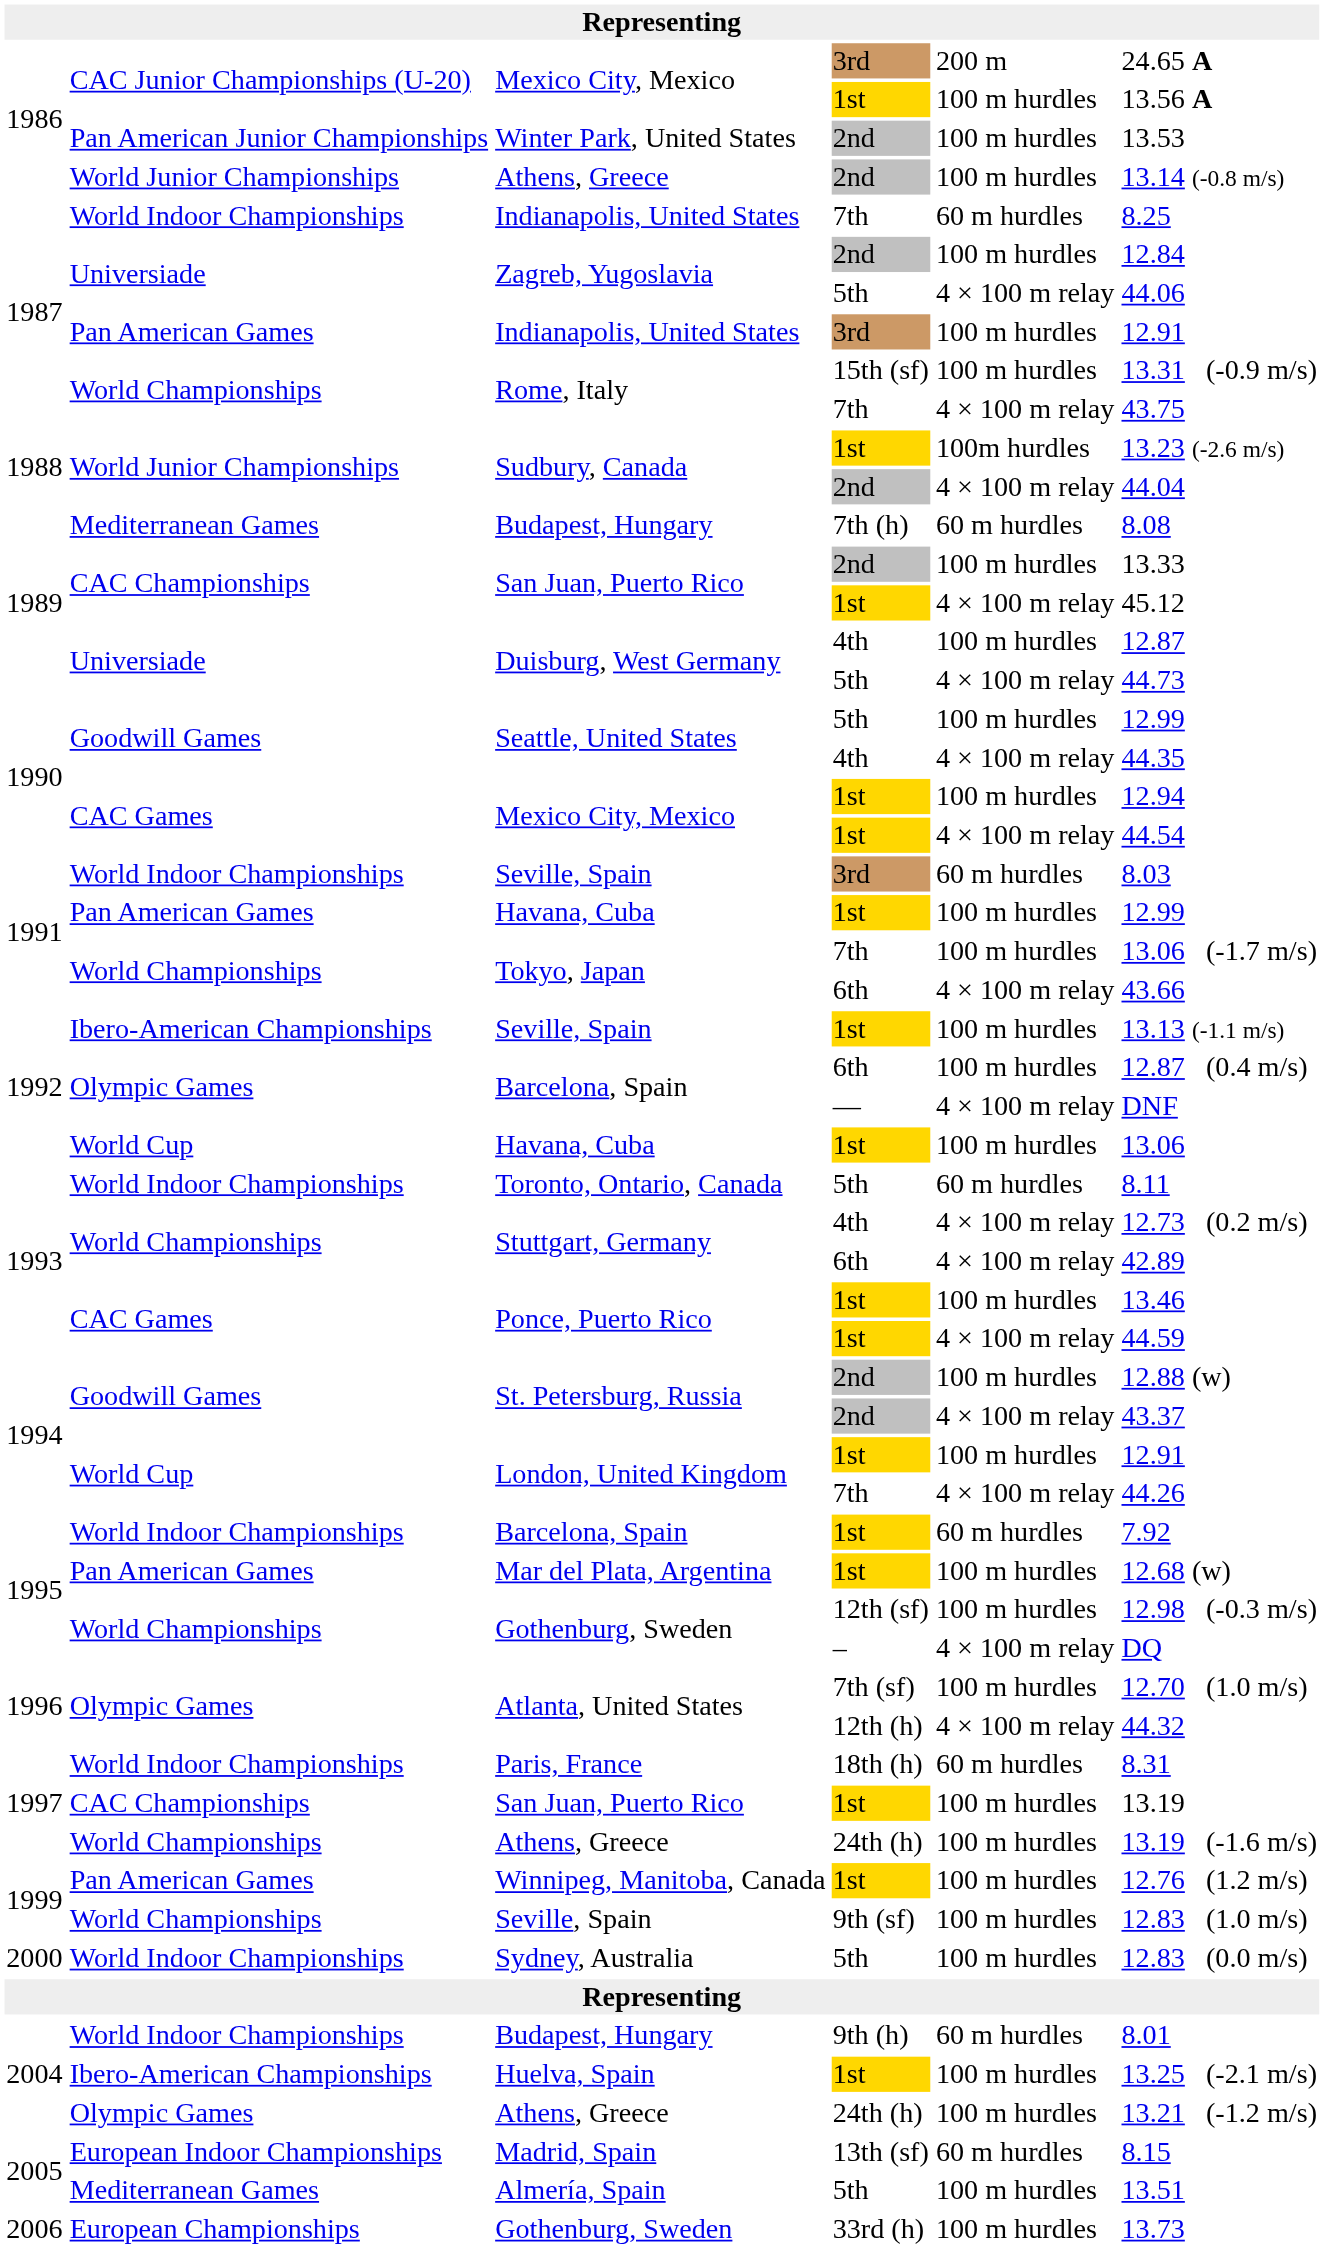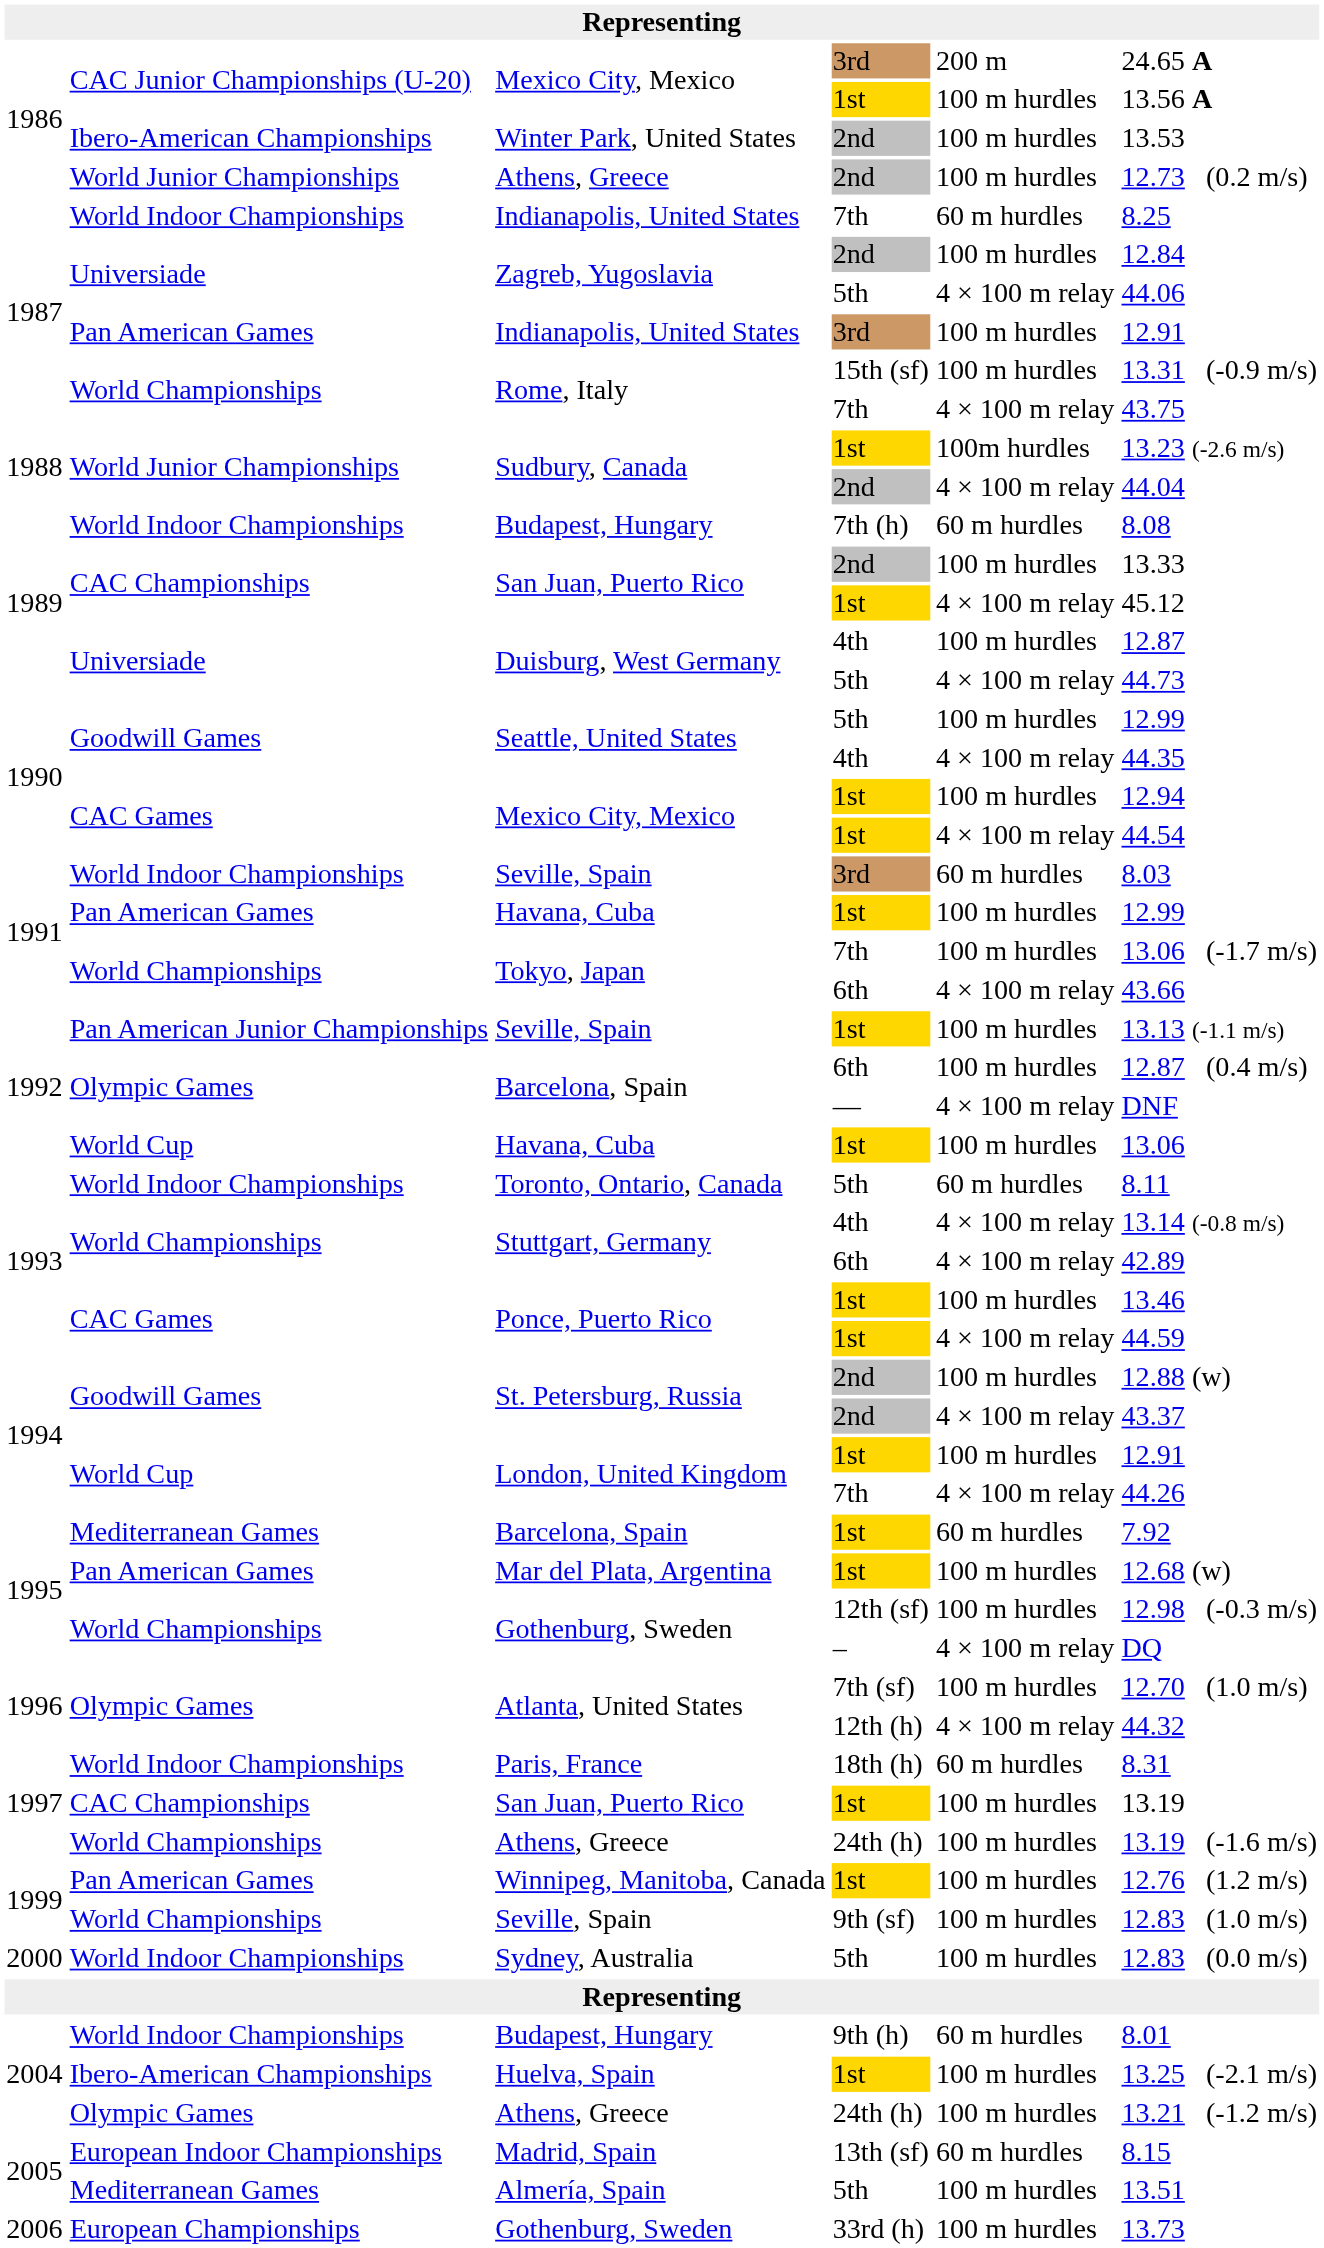(279, 137) Pan American Junior Championships -> (251, 137) Ibero-American Championships
(1203, 176) 13.14 (-0.8 m/s) -> (1215, 176) 12.73 (0.2 m/s)
(194, 525) Mediterranean Games -> (237, 525) World Indoor Championships
(251, 1028) Ibero-American Championships -> (279, 1028) Pan American Junior Championships
(1215, 1222) 12.73 (0.2 m/s) -> (1203, 1222) 13.14 (-0.8 m/s)
(237, 1531) World Indoor Championships -> (194, 1531) Mediterranean Games
